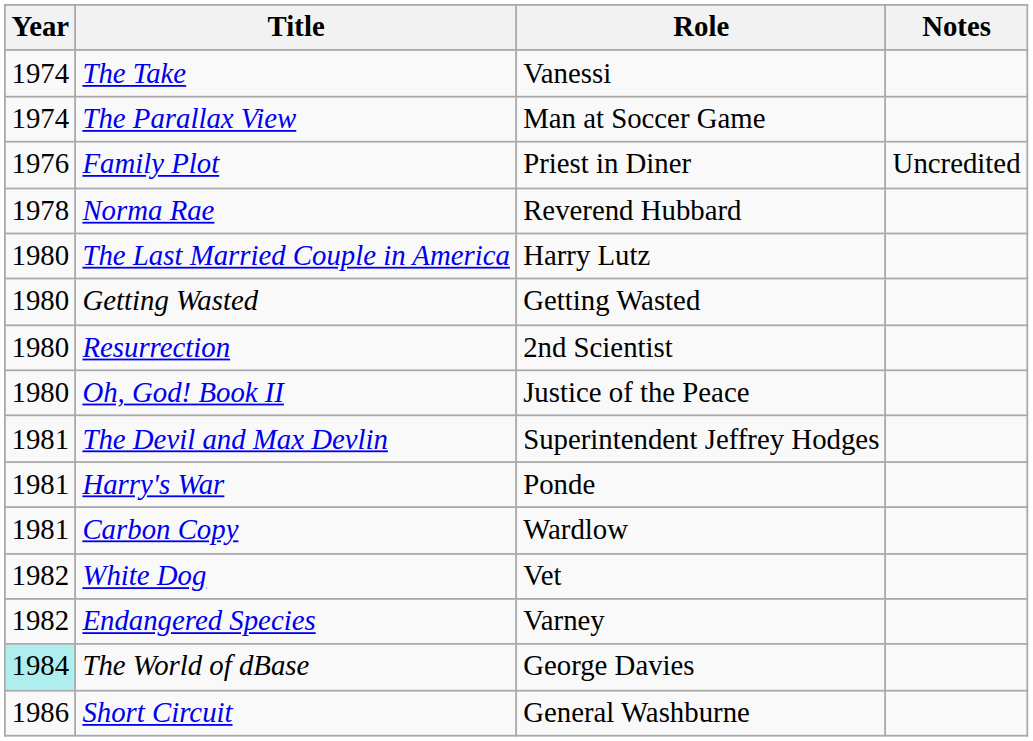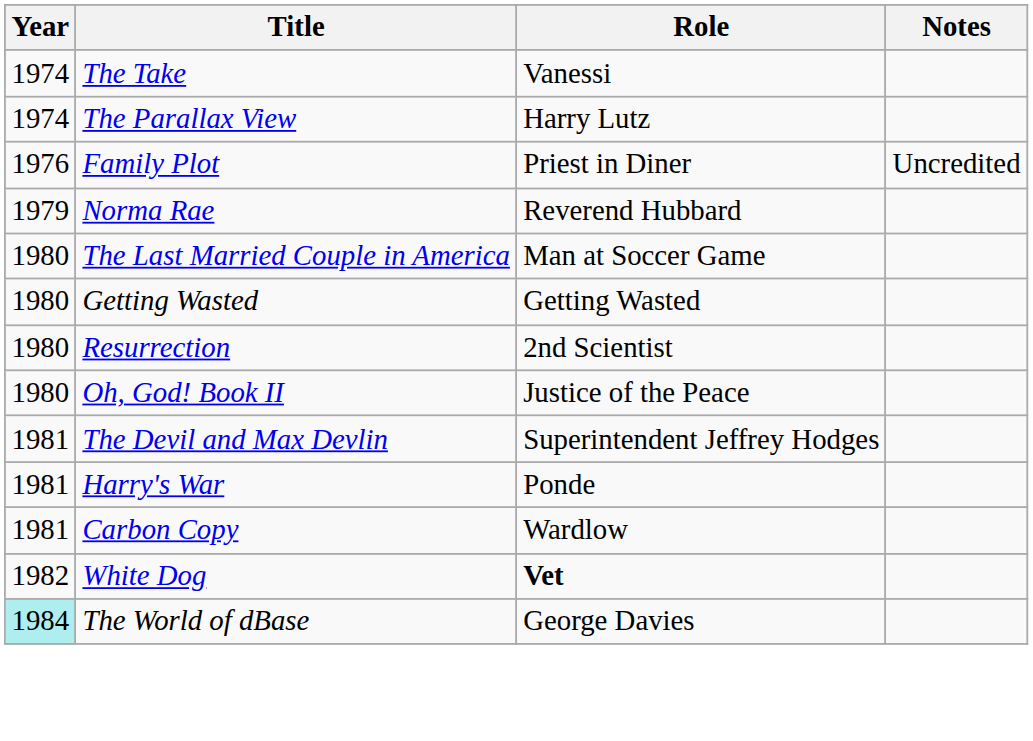(644, 118) Man at Soccer Game -> (587, 118) Harry Lutz
(40, 210) 1978 -> (40, 210) 1979
(587, 255) Harry Lutz -> (644, 255) Man at Soccer Game
(542, 575) normal -> (543, 575) bold
- row: (199, 621)
- row: (157, 712)
